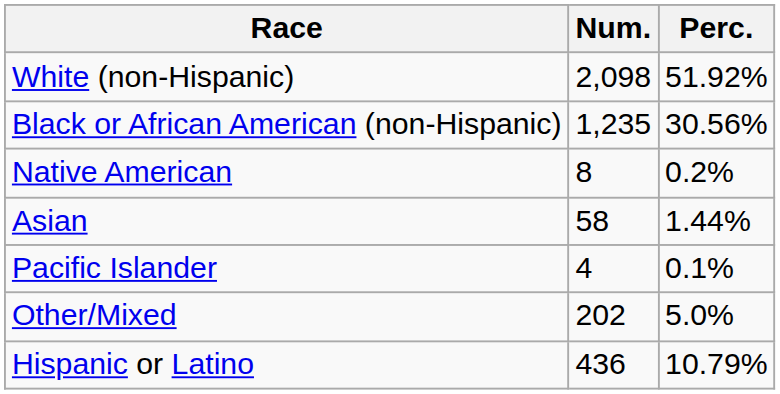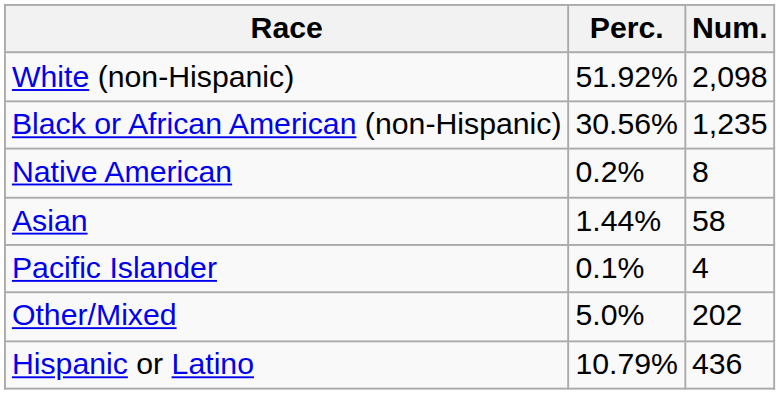columns swapped: (613, 28) <-> (716, 28)
